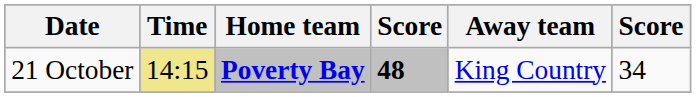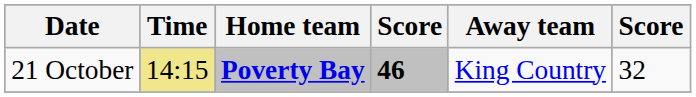(391, 69) 48 -> (391, 69) 46
(632, 69) 34 -> (632, 69) 32
